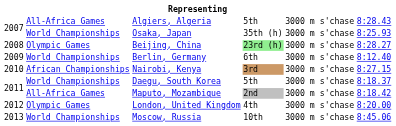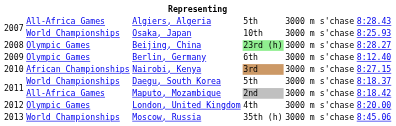(263, 34) 35th (h) -> (253, 34) 10th
(73, 57) World Championships -> (58, 57) Olympic Games
(253, 117) 10th -> (263, 117) 35th (h)
